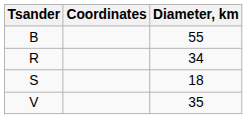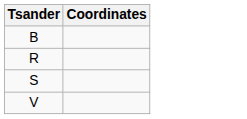- column: (196, 15)
